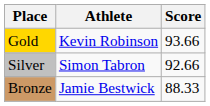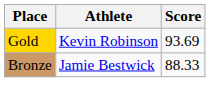(182, 40) 93.66 -> (182, 40) 93.69
- row: (26, 64)
